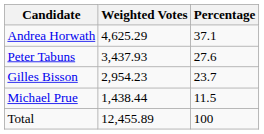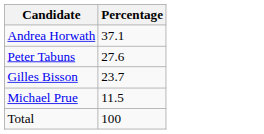- column: (144, 14)
